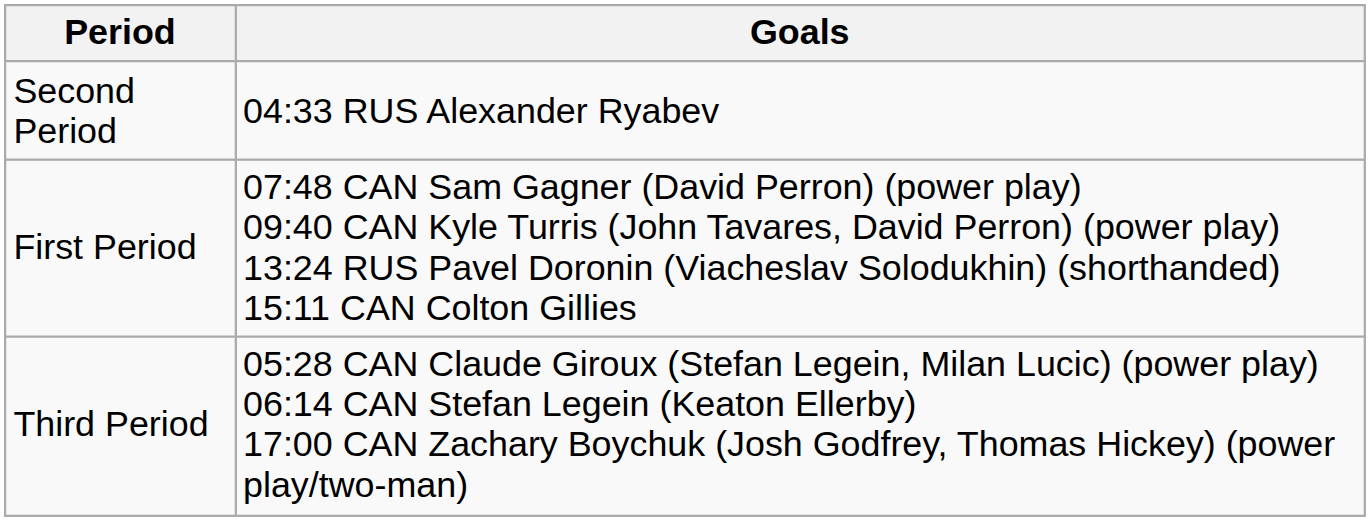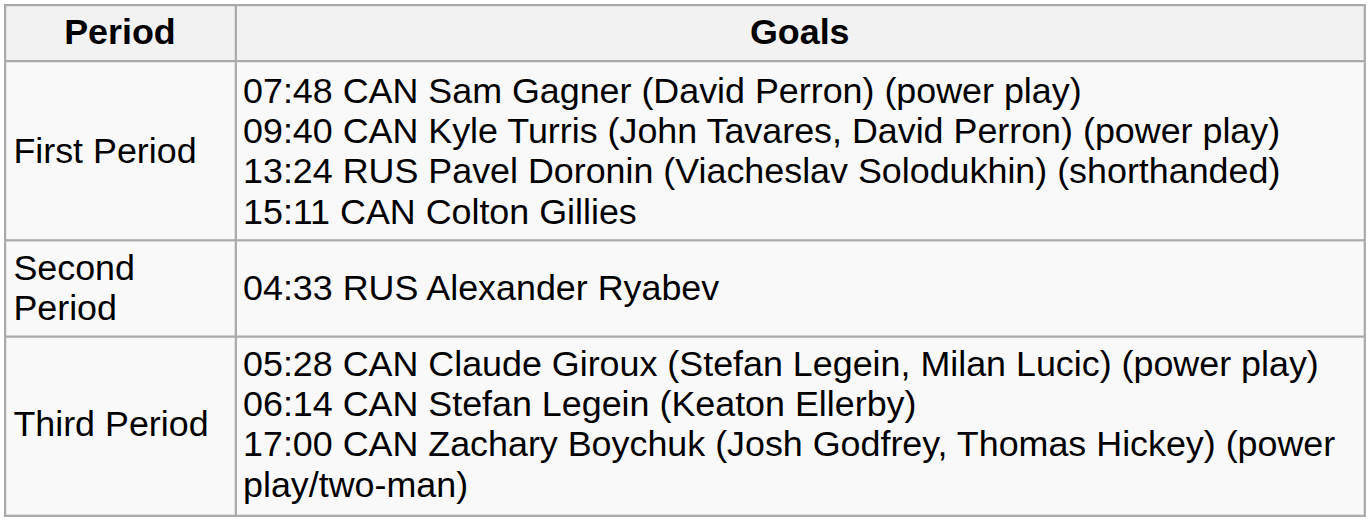rows swapped: (105, 247) <-> (74, 109)
